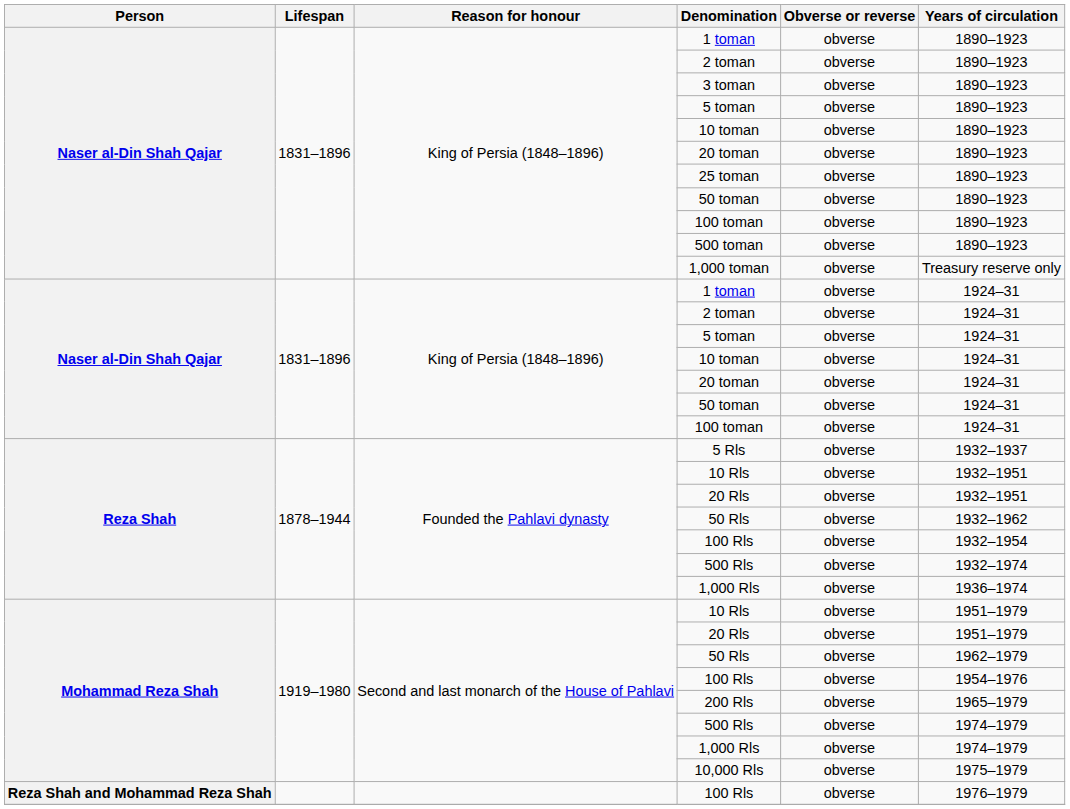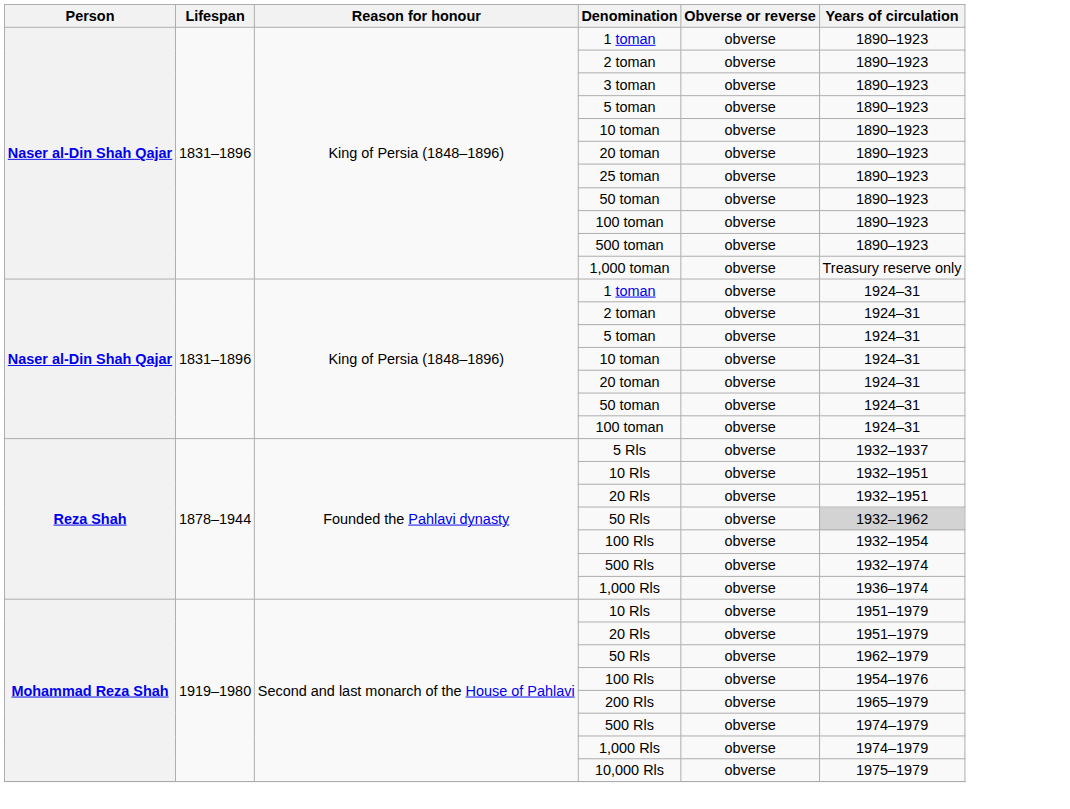(991, 519) no background -> (892, 519) lightgrey background
- row: (140, 793)
